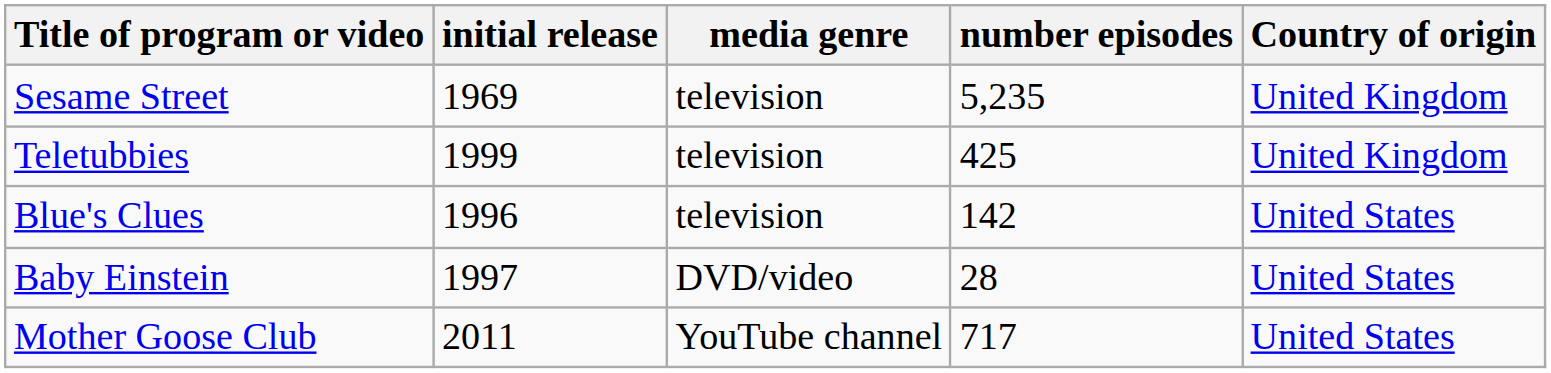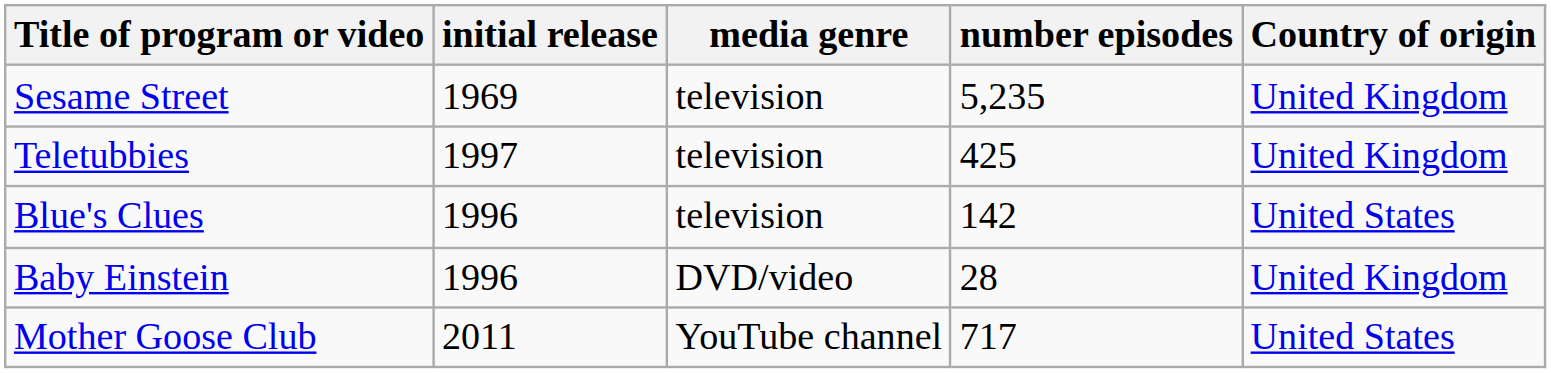(480, 155) 1999 -> (480, 155) 1997
(480, 276) 1997 -> (480, 276) 1996
(1353, 276) United States -> (1379, 276) United Kingdom
